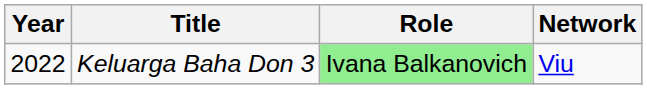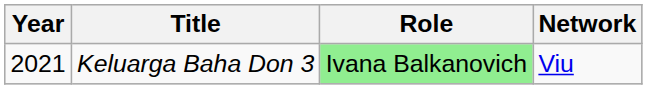(38, 63) 2022 -> (38, 63) 2021
